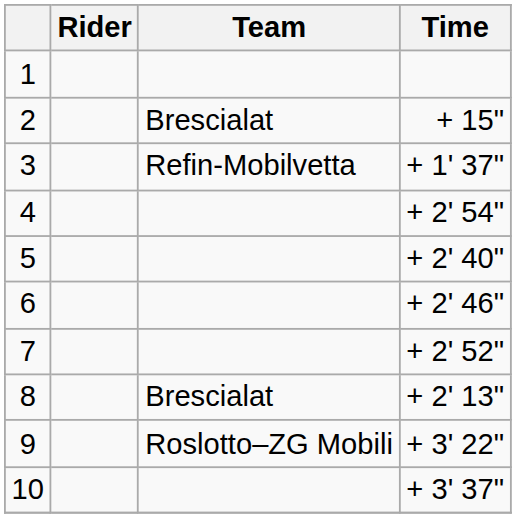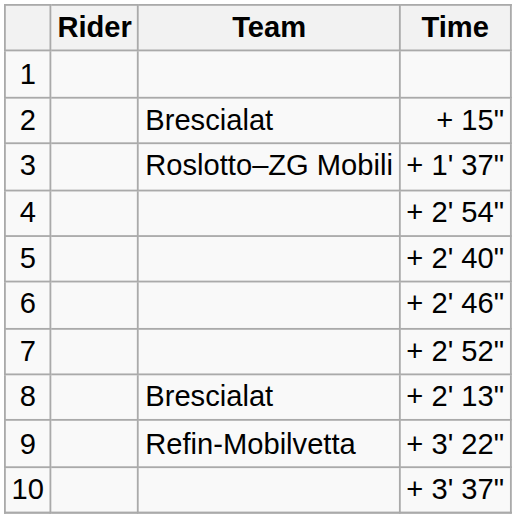(251, 166) Refin-Mobilvetta -> (269, 166) Roslotto–ZG Mobili
(269, 443) Roslotto–ZG Mobili -> (251, 443) Refin-Mobilvetta
